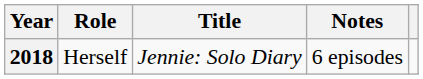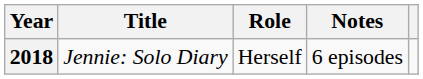columns swapped: (220, 21) <-> (95, 21)
